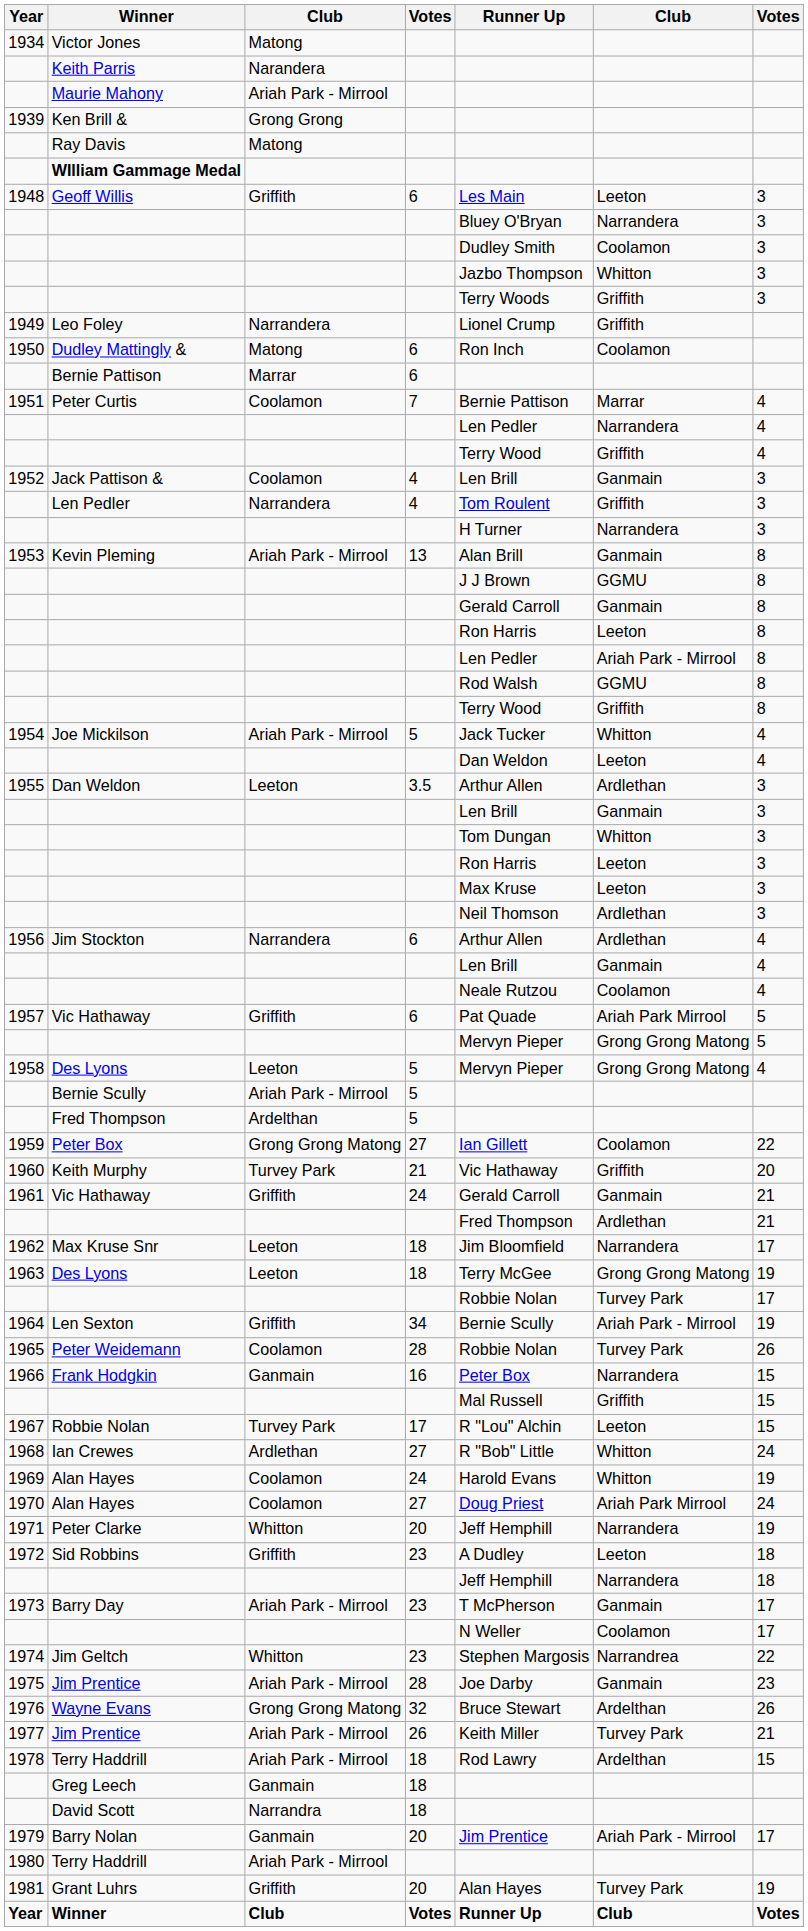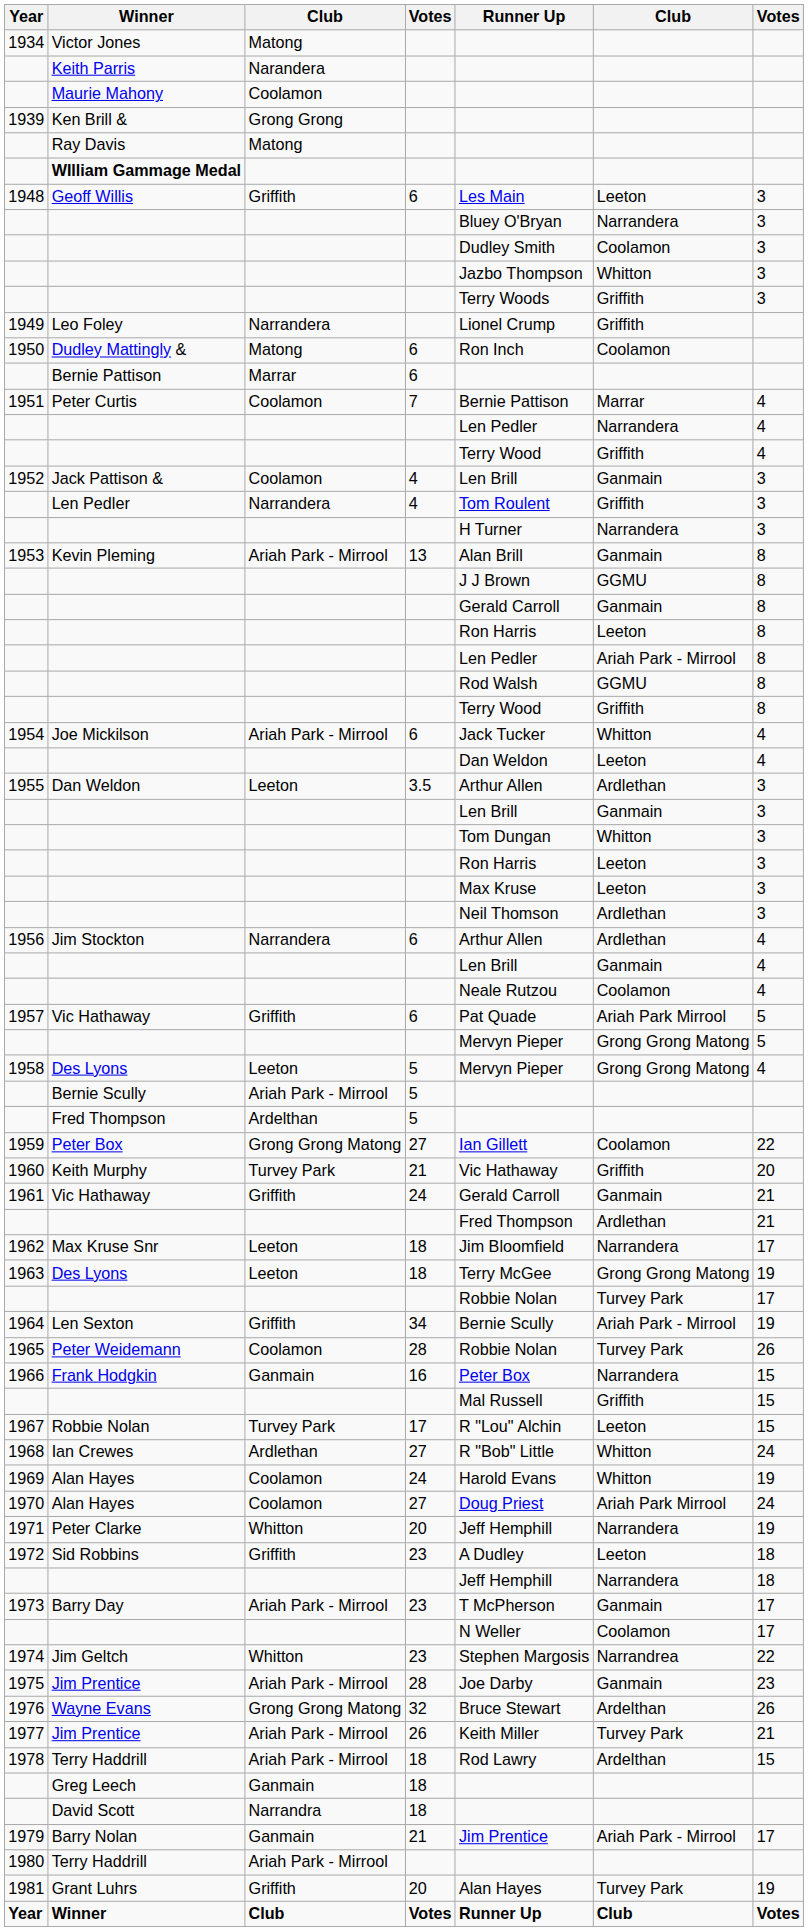(318, 94) Ariah Park - Mirrool -> (285, 94) Coolamon
(413, 734) 5 -> (413, 734) 6
(418, 1836) 20 -> (418, 1836) 21
